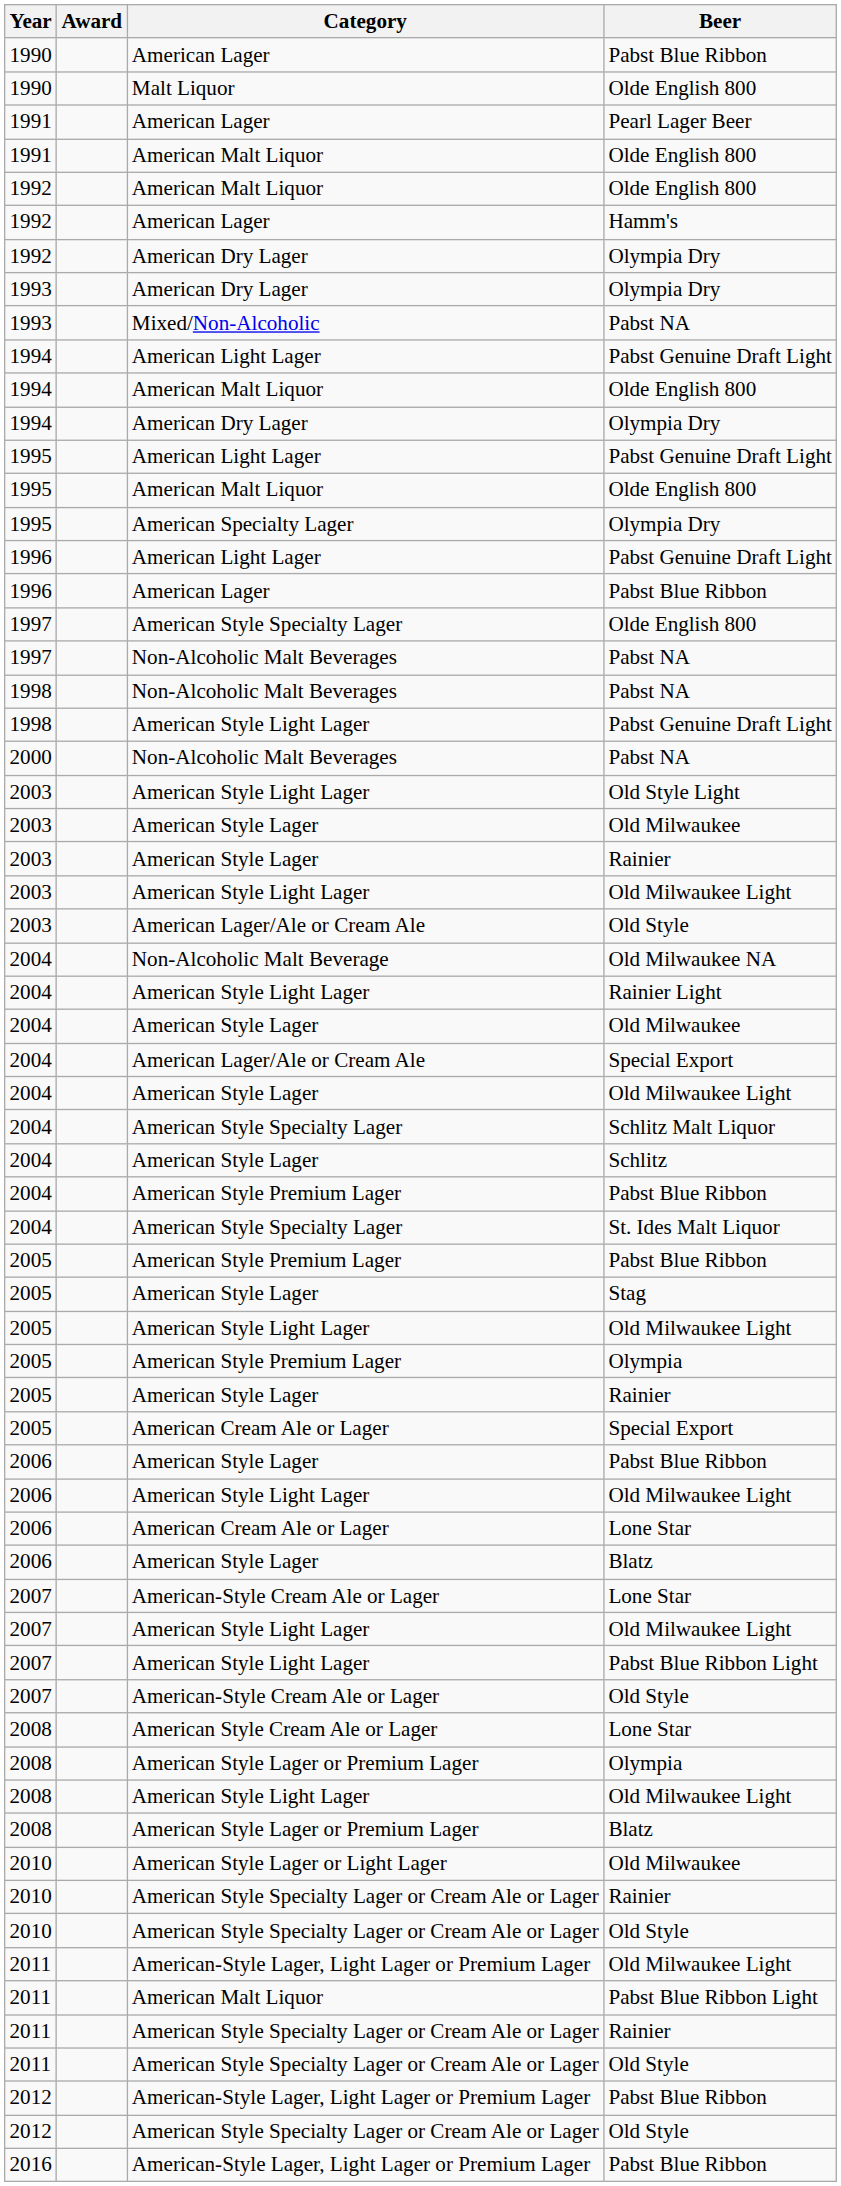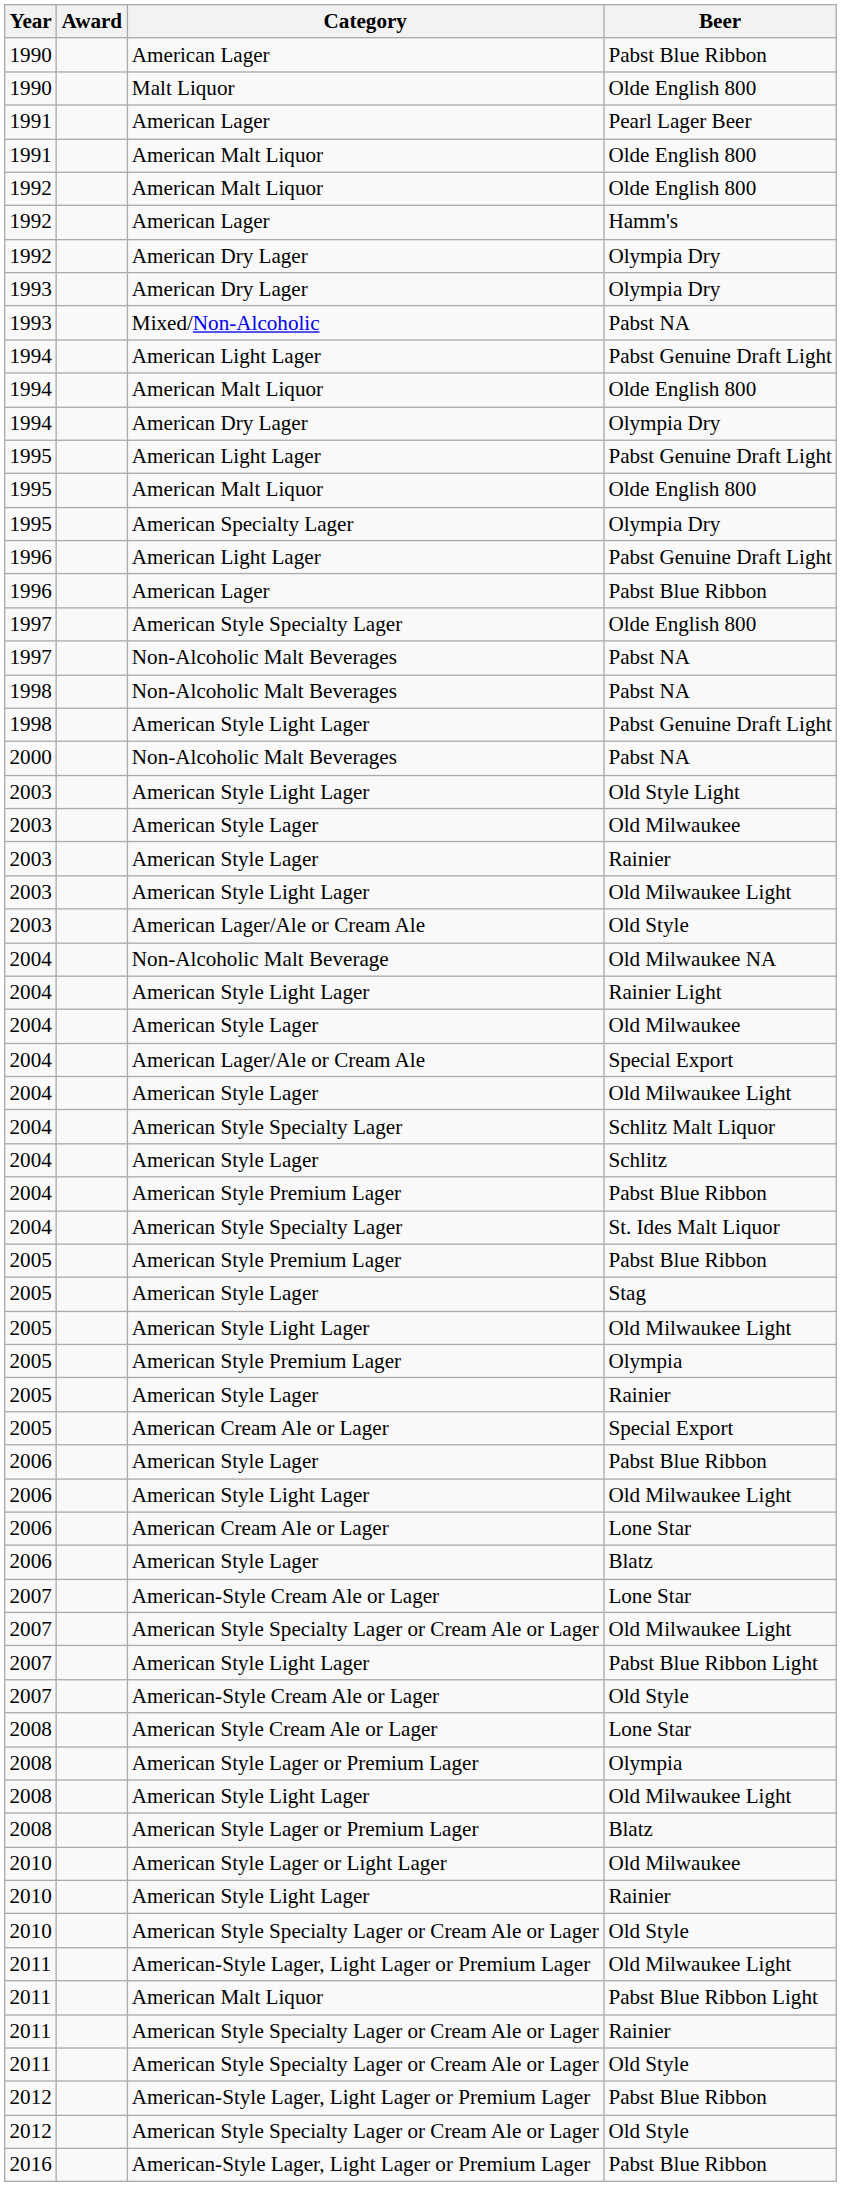(251, 1629) American Style Light Lager -> (365, 1629) American Style Specialty Lager or Cream Ale or Lager
(365, 1896) American Style Specialty Lager or Cream Ale or Lager -> (251, 1896) American Style Light Lager
